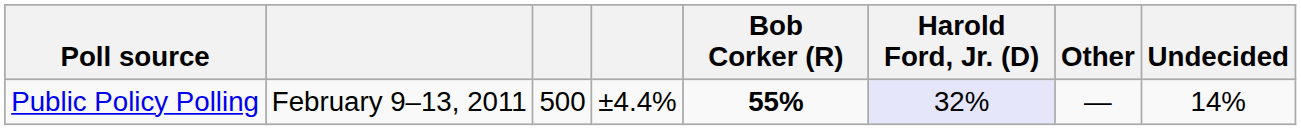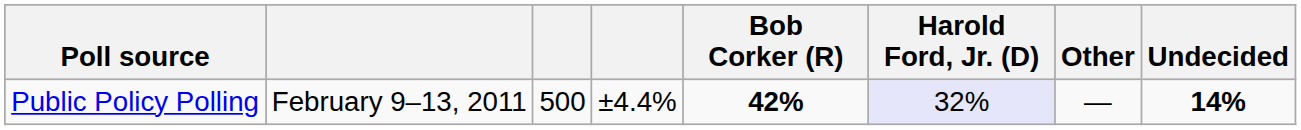(776, 101) 55% -> (776, 101) 42%
(1218, 101) normal -> (1218, 101) bold
